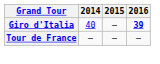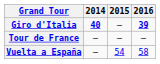(90, 25) normal -> (95, 25) bold
+ row: (44, 52)
